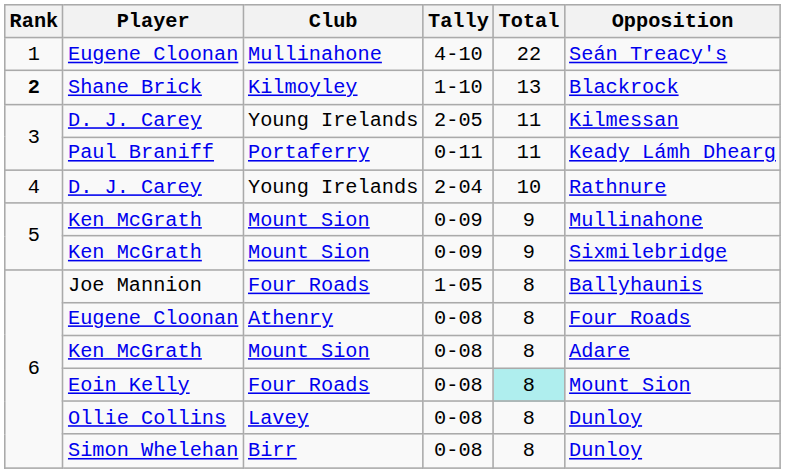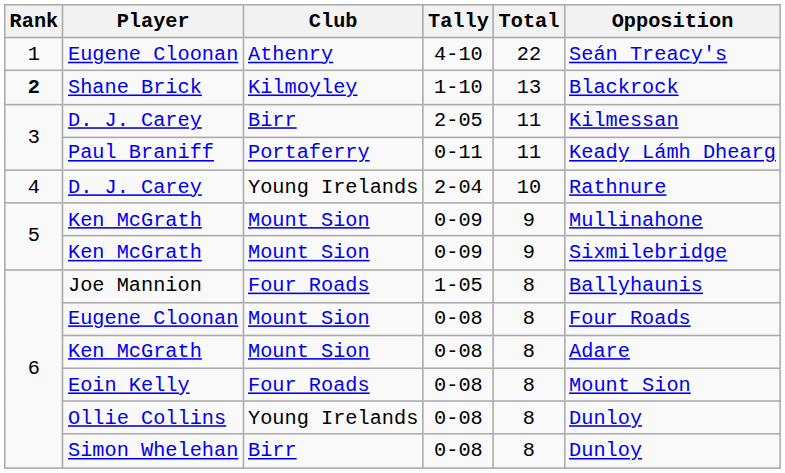(315, 54) Mullinahone -> (291, 54) Athenry
(333, 120) Young Irelands -> (272, 120) Birr
(291, 319) Athenry -> (309, 319) Mount Sion
(529, 385) paleturquoise background -> (529, 385) no background
(278, 418) Lavey -> (333, 418) Young Irelands
